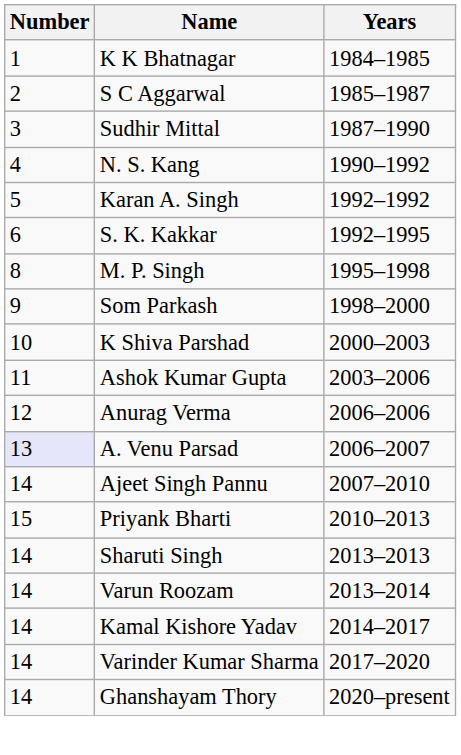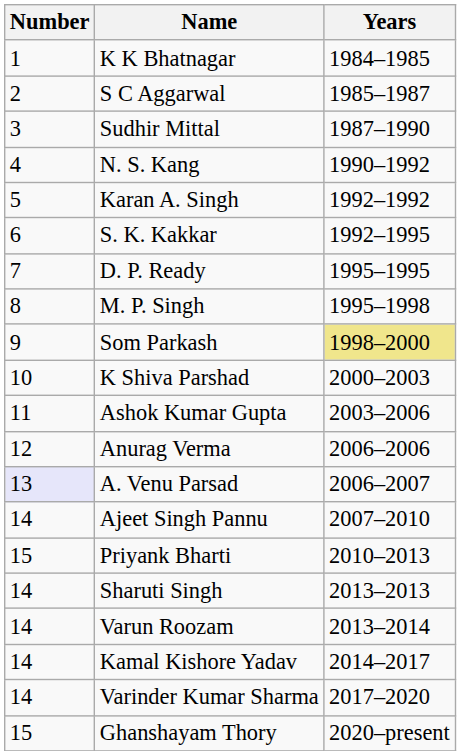+ row: (153, 270)
(380, 306) no background -> (380, 341) khaki background
(21, 697) 14 -> (21, 732) 15
